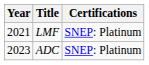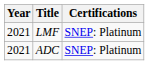(19, 50) 2023 -> (19, 50) 2021
